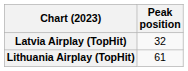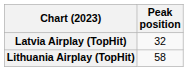(160, 58) 61 -> (160, 58) 58
